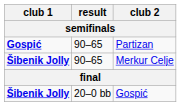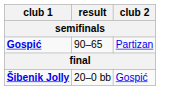- row: (145, 61)
